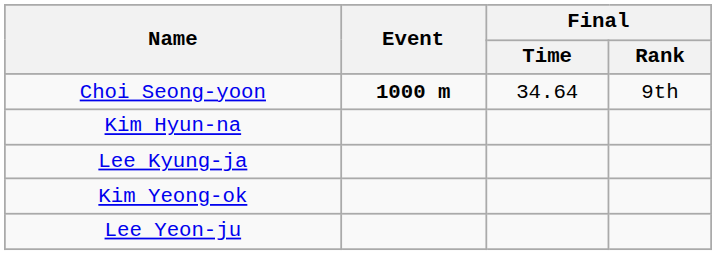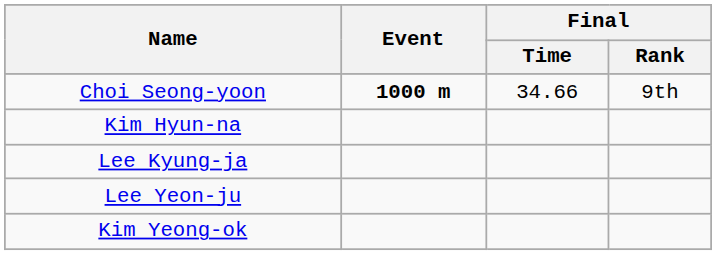(547, 92) 34.64 -> (547, 92) 34.66
rows swapped: (173, 196) <-> (173, 231)
